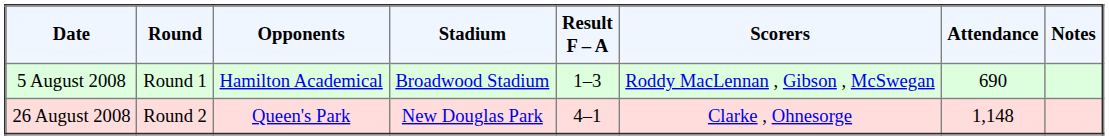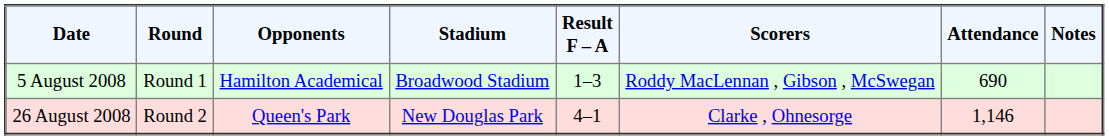(993, 115) 1,148 -> (993, 115) 1,146
